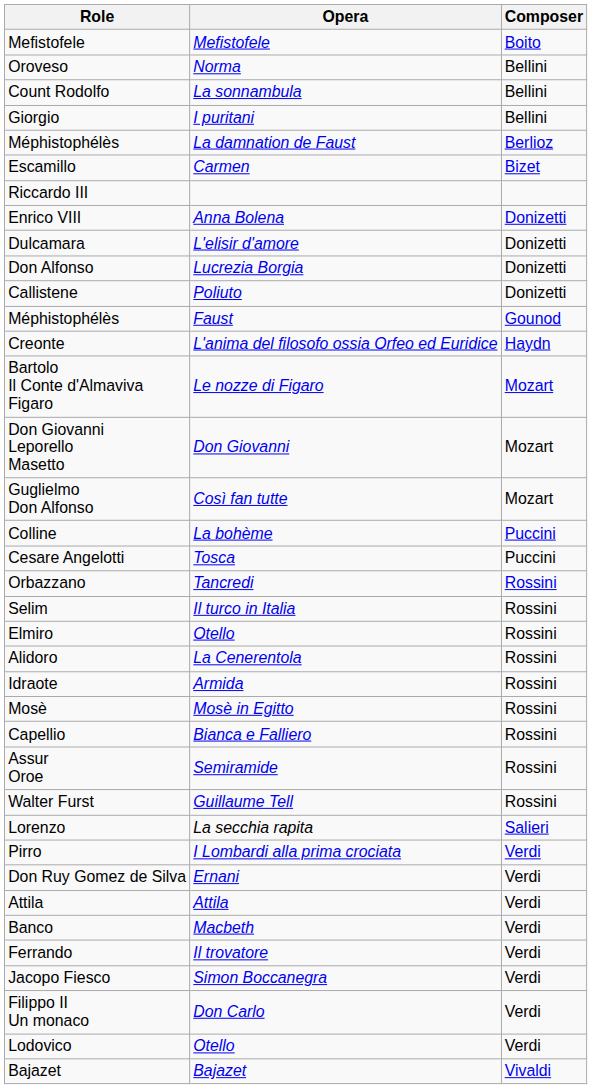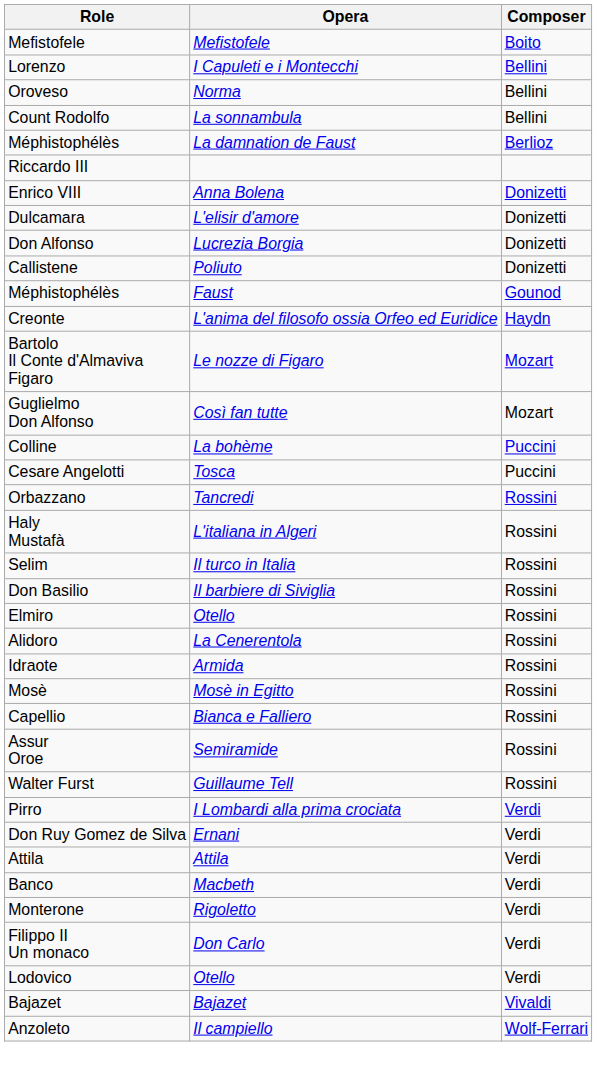+ row: (37, 67)
- row: (34, 117)
- row: (42, 167)
- row: (56, 447)
+ row: (36, 531)
+ row: (48, 590)
- row: (37, 827)
+ row: (46, 910)
- row: (40, 952)
- row: (59, 978)
+ row: (39, 1028)
